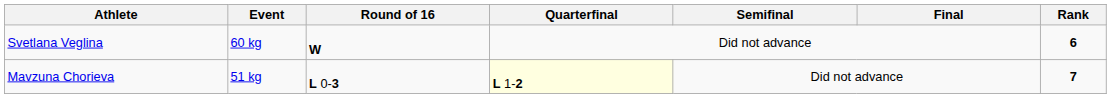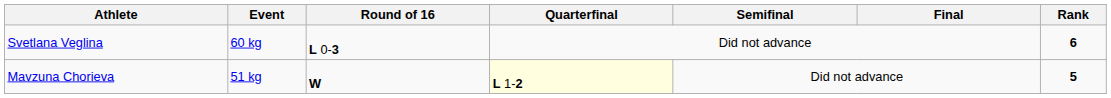(315, 49) W -> (324, 49) L 0-3
(324, 84) L 0-3 -> (315, 84) W
(1073, 77) 7 -> (1073, 77) 5
